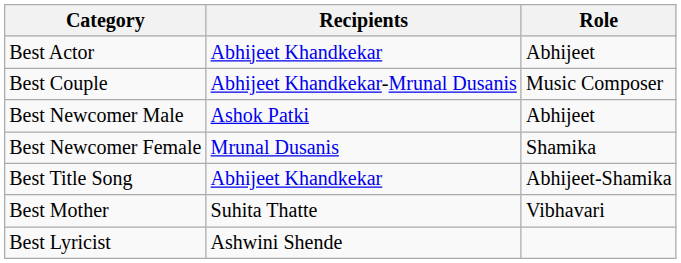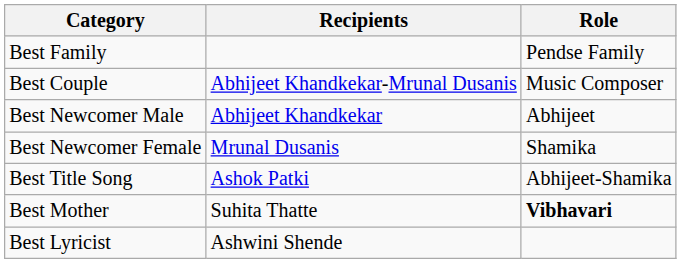+ row: (58, 52)
- row: (52, 52)
(260, 115) Ashok Patki -> (296, 115) Abhijeet Khandkekar
(296, 178) Abhijeet Khandkekar -> (260, 178) Ashok Patki
(565, 210) normal -> (569, 210) bold
